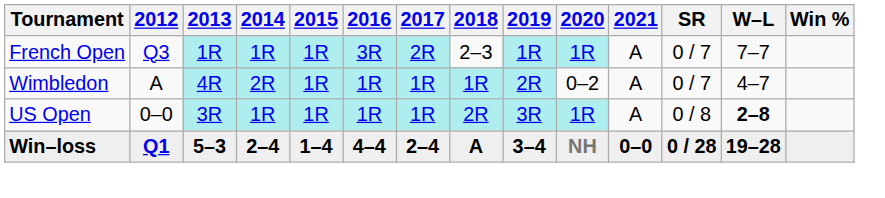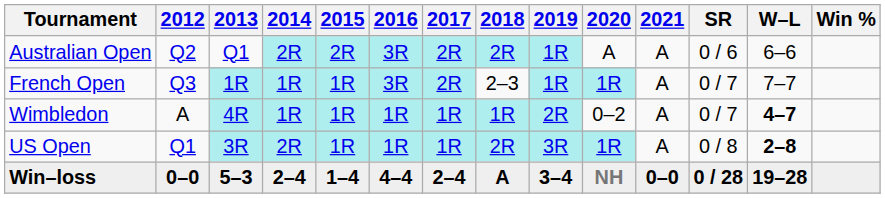+ row: (80, 51)
(263, 83) 2R -> (289, 114) 1R
(753, 83) normal -> (780, 114) bold
(156, 114) 0–0 -> (183, 146) Q1
(263, 114) 1R -> (289, 146) 2R
(156, 146) Q1 -> (183, 177) 0–0
